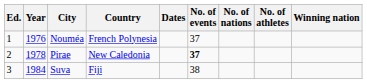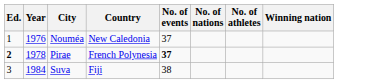- column: (173, 17)
(123, 39) French Polynesia -> (119, 39) New Caledonia
(9, 54) normal -> (9, 54) bold
(119, 54) New Caledonia -> (123, 54) French Polynesia
